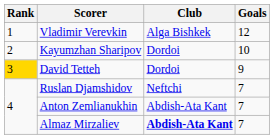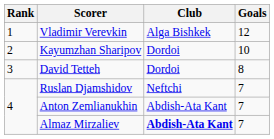(10, 69) gold background -> (10, 69) no background
(241, 69) 9 -> (241, 69) 8
